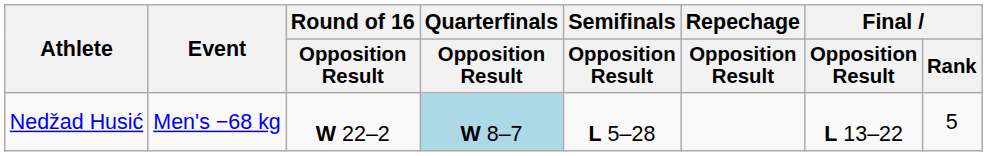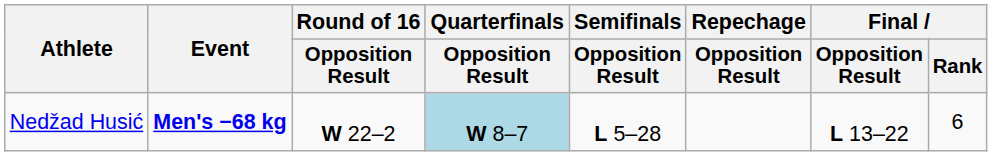(217, 122) normal -> (220, 122) bold
(952, 122) 5 -> (958, 122) 6
